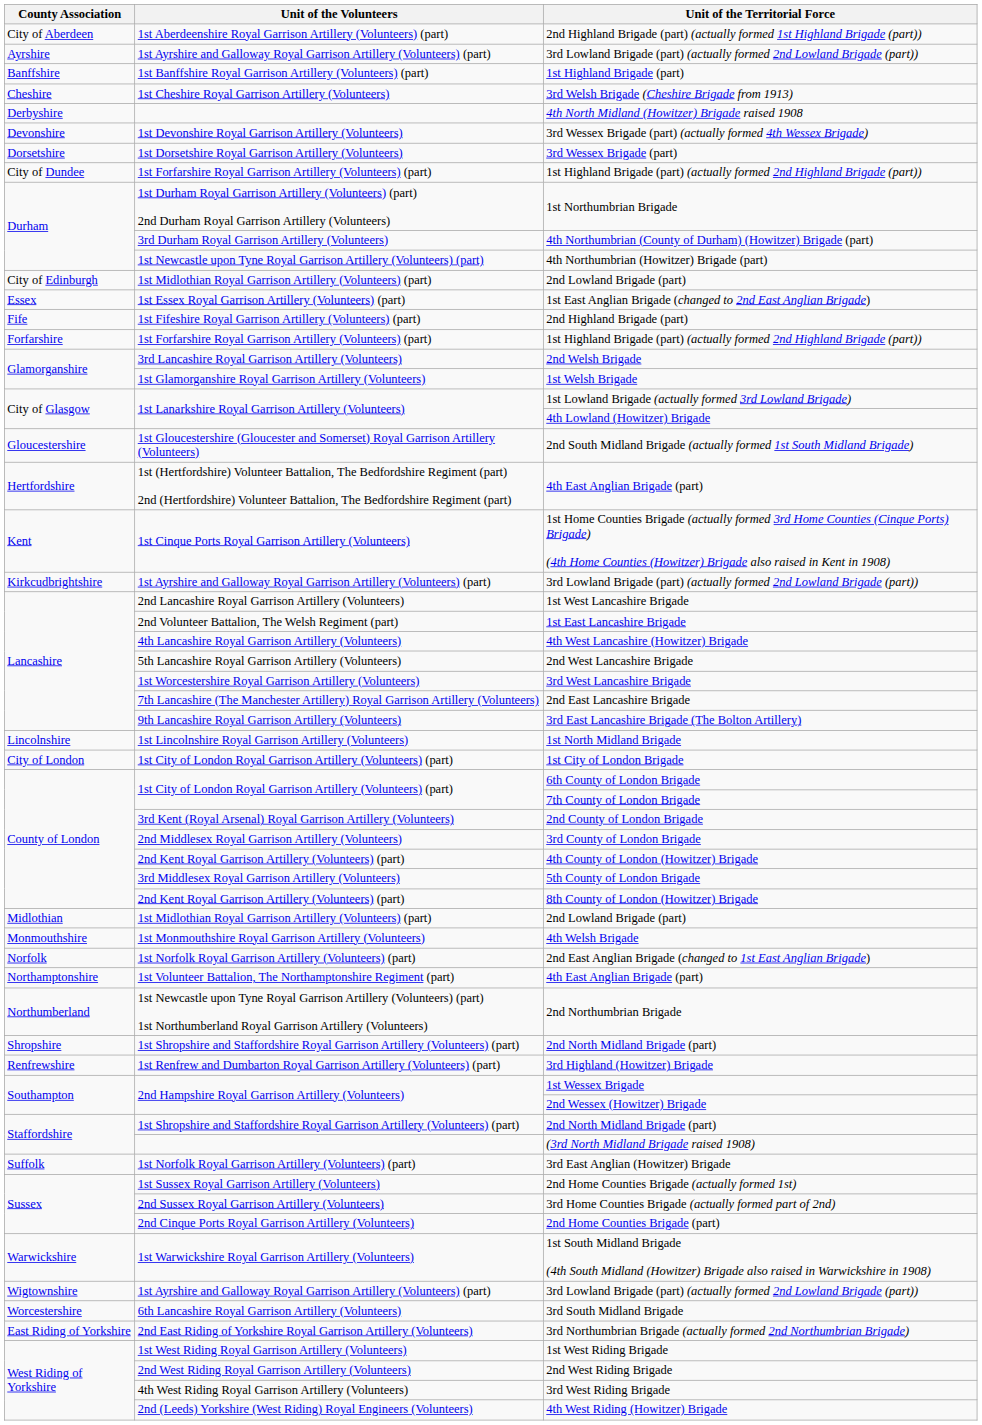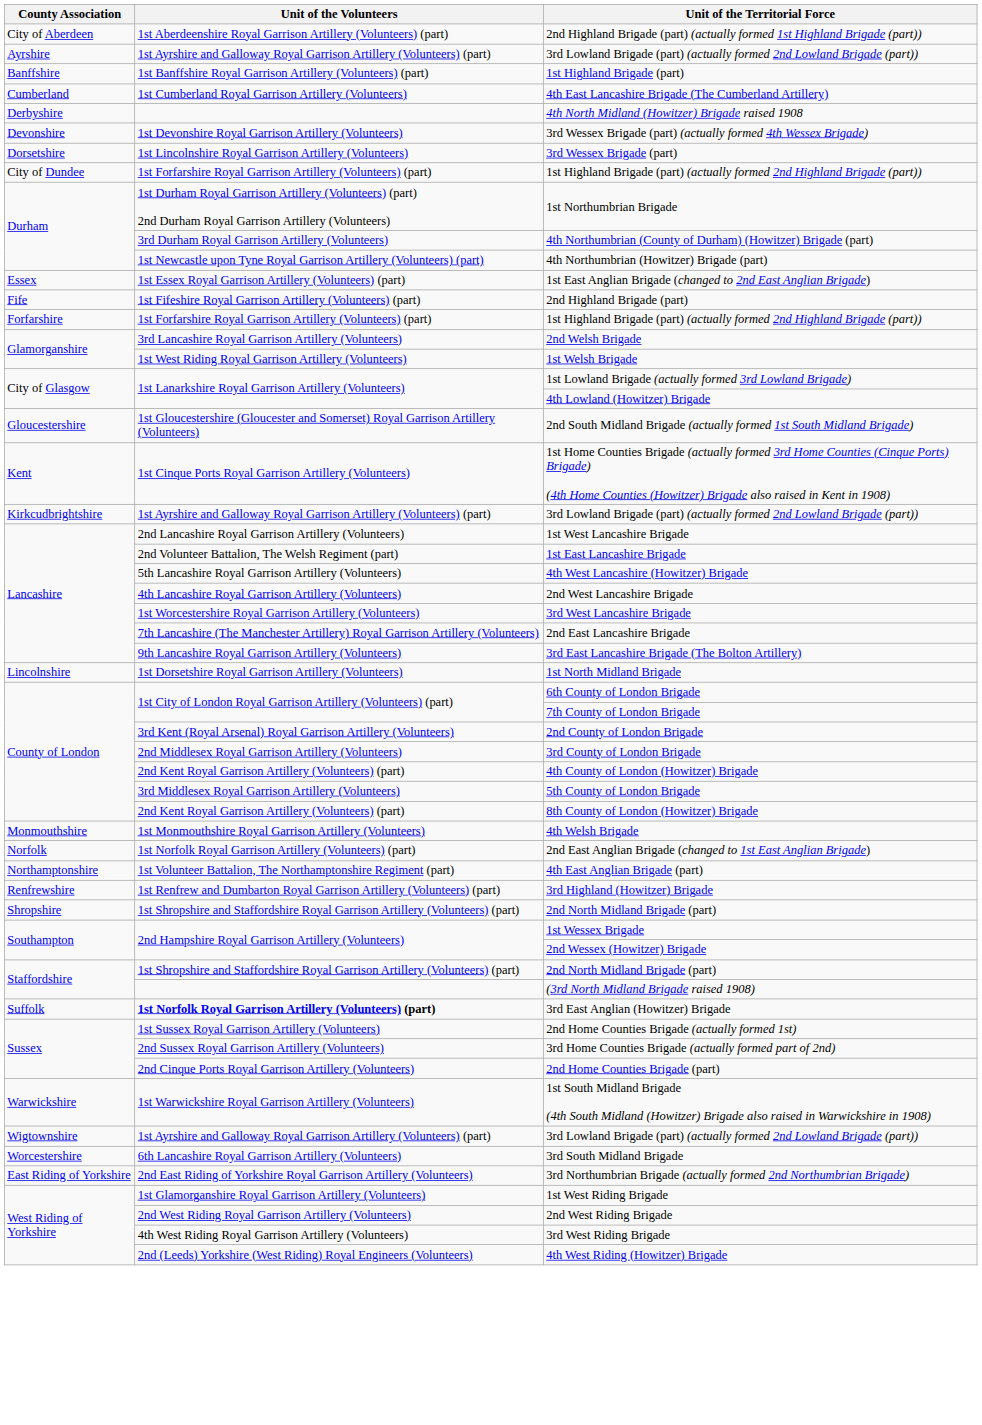- row: (29, 93)
+ row: (38, 93)
(270, 152) 1st Dorsetshire Royal Garrison Artillery (Volunteers) -> (273, 152) 1st Lincolnshire Royal Garrison Artillery (Volunteers)
- row: (53, 279)
(282, 378) 1st Glamorganshire Royal Garrison Artillery (Volunteers) -> (272, 359) 1st West Riding Royal Garrison Artillery (Volunteers)
- row: (41, 486)
(270, 641) 4th Lancashire Royal Garrison Artillery (Volunteers) -> (270, 573) 5th Lancashire Royal Garrison Artillery (Volunteers)
(270, 661) 5th Lancashire Royal Garrison Artillery (Volunteers) -> (270, 593) 4th Lancashire Royal Garrison Artillery (Volunteers)
(273, 740) 1st Lincolnshire Royal Garrison Artillery (Volunteers) -> (270, 672) 1st Dorsetshire Royal Garrison Artillery (Volunteers)
- row: (46, 760)
- row: (35, 918)
- row: (49, 1011)
rows swapped: (41, 1065) <-> (34, 1045)
(277, 1164) normal -> (287, 1009) bold
(272, 1350) 1st West Riding Royal Garrison Artillery (Volunteers) -> (282, 1195) 1st Glamorganshire Royal Garrison Artillery (Volunteers)
